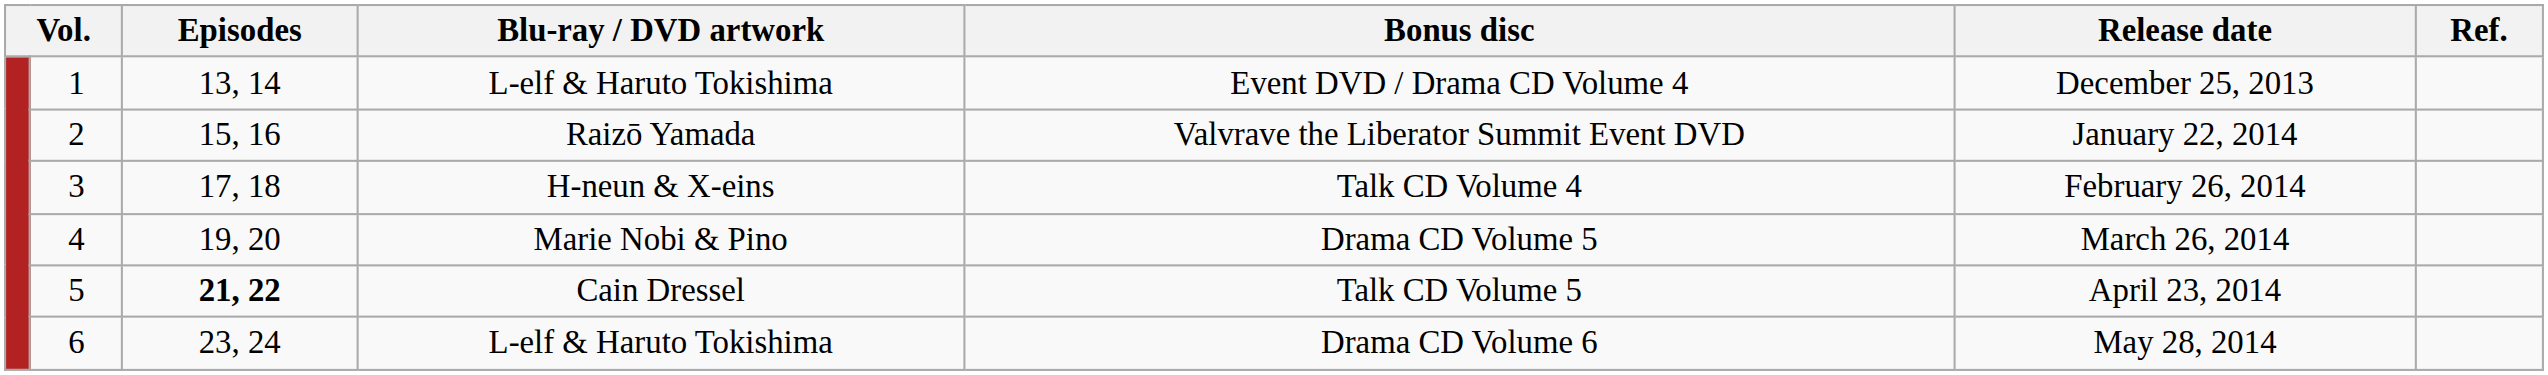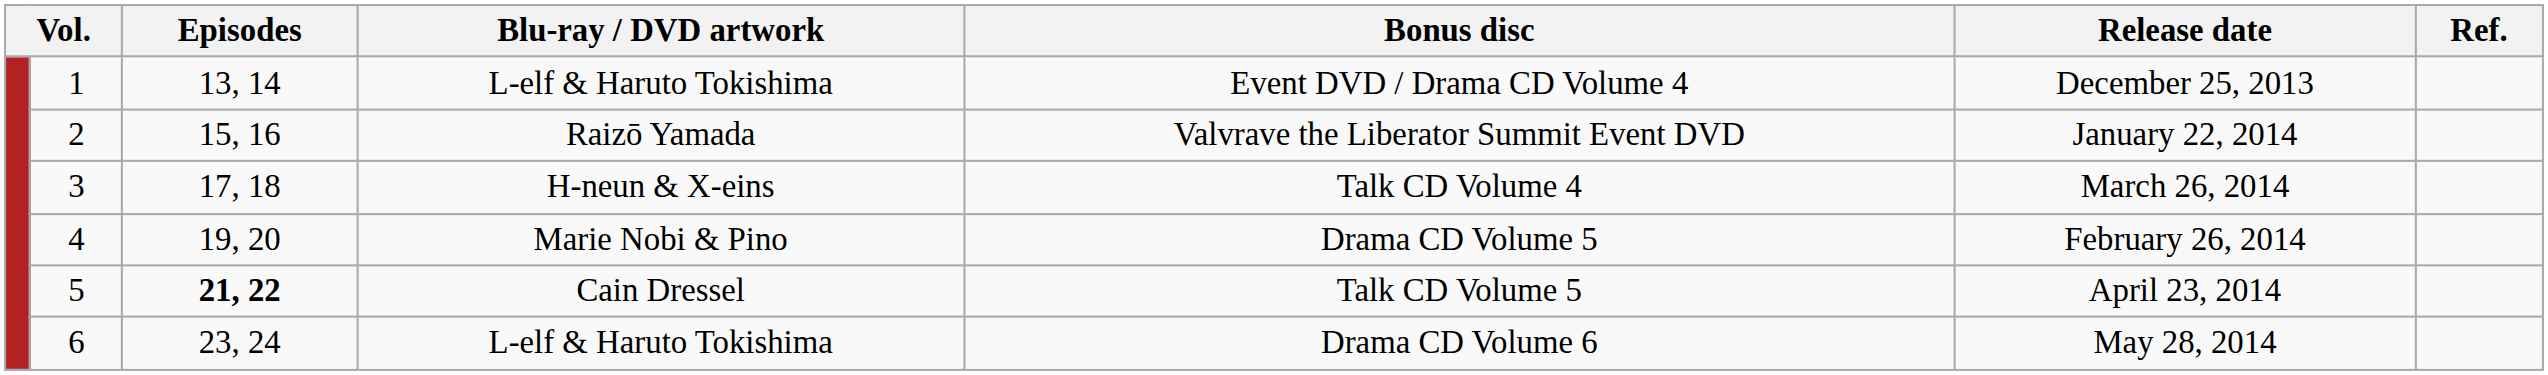(2185, 186) February 26, 2014 -> (2185, 186) March 26, 2014
(2185, 238) March 26, 2014 -> (2185, 238) February 26, 2014
